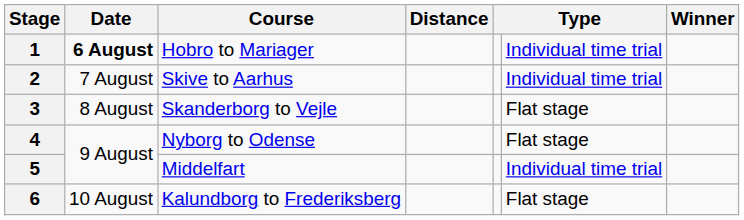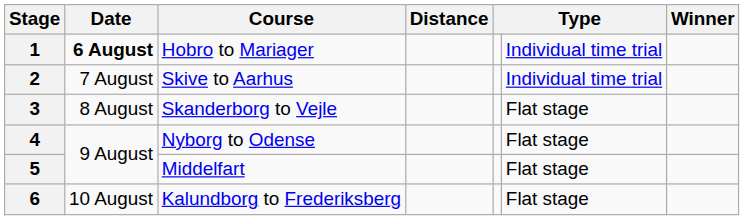(584, 169) Individual time trial -> (547, 169) Flat stage
